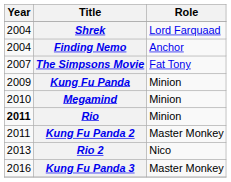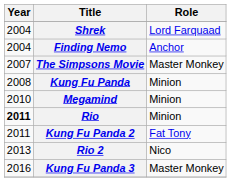(170, 64) Fat Tony -> (186, 64) Master Monkey
(19, 82) 2009 -> (19, 82) 2008
(186, 133) Master Monkey -> (170, 133) Fat Tony
